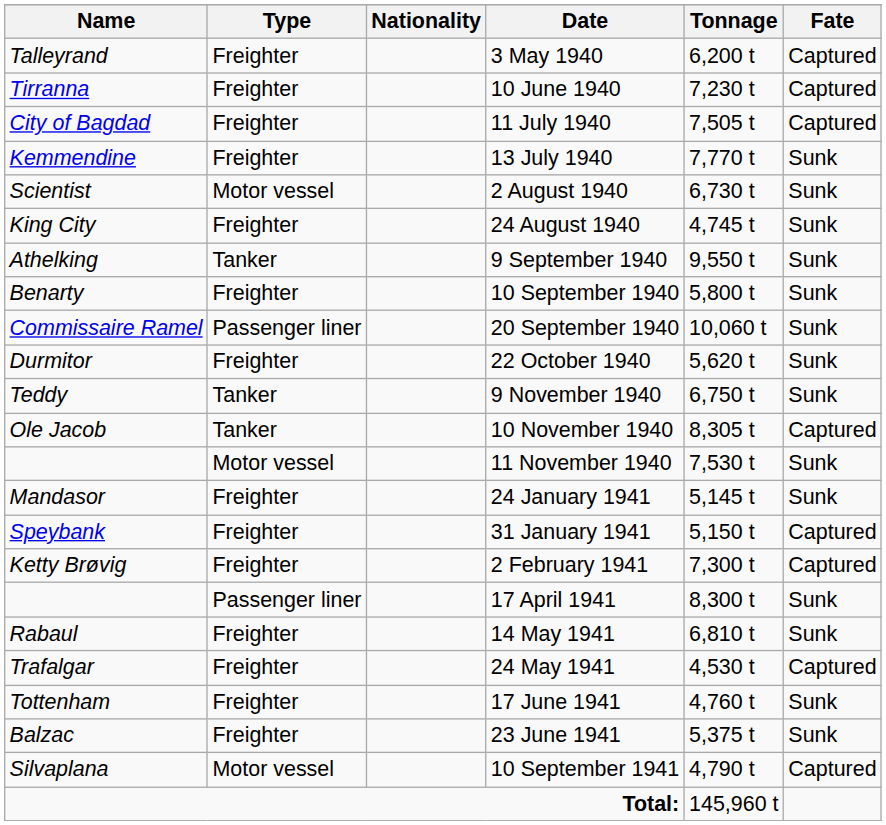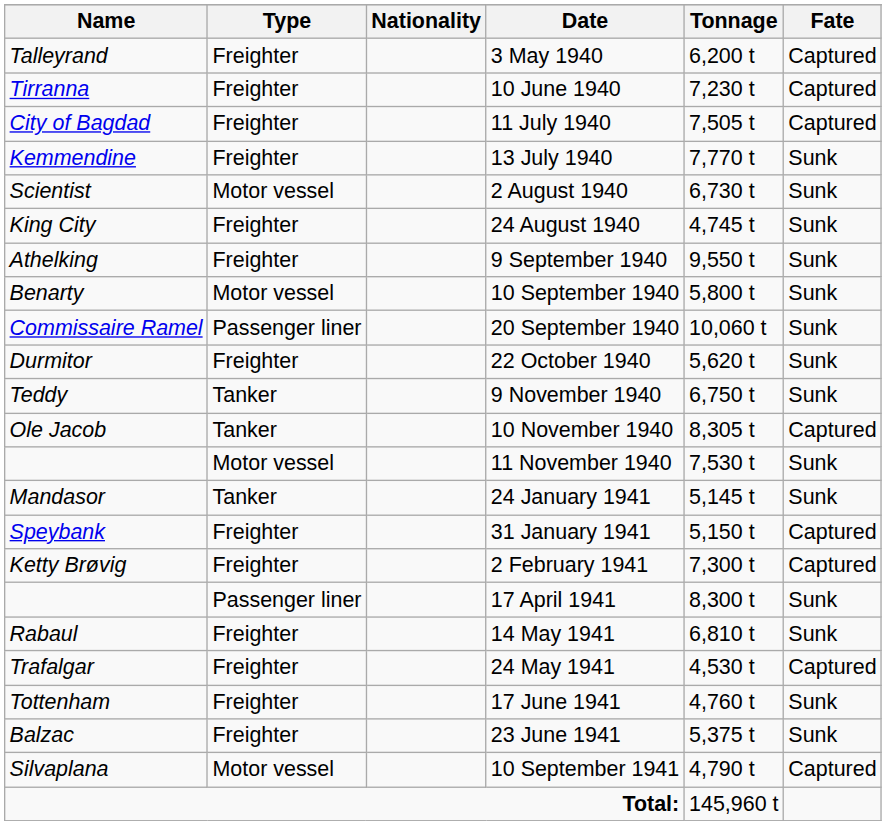(245, 259) Tanker -> (255, 259) Freighter
(255, 293) Freighter -> (273, 293) Motor vessel
(255, 497) Freighter -> (245, 497) Tanker
